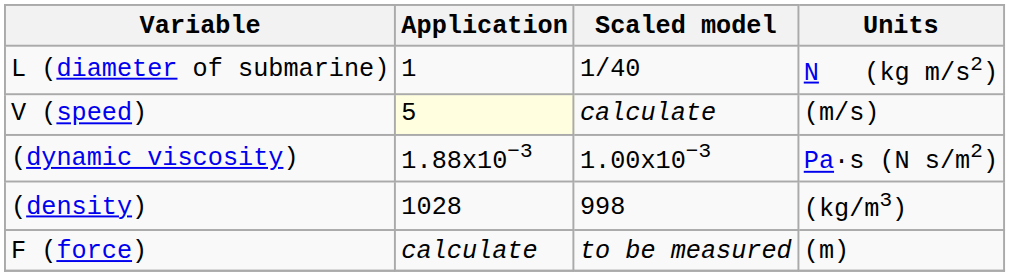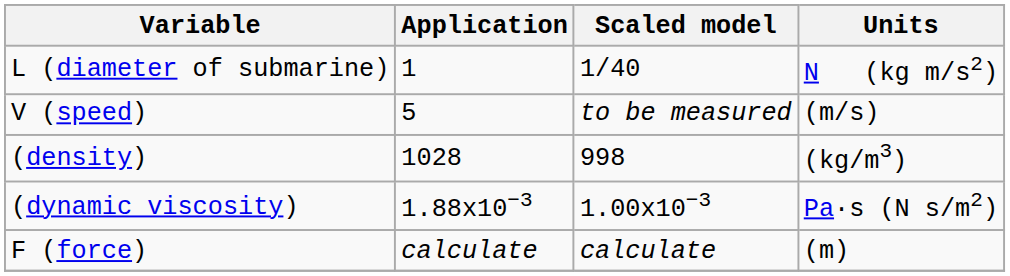(409, 114) lightyellow background -> (409, 114) no background
(648, 114) calculate -> (686, 114) to be measured
rows swapped: (79, 206) <-> (155, 159)
(686, 250) to be measured -> (648, 250) calculate
